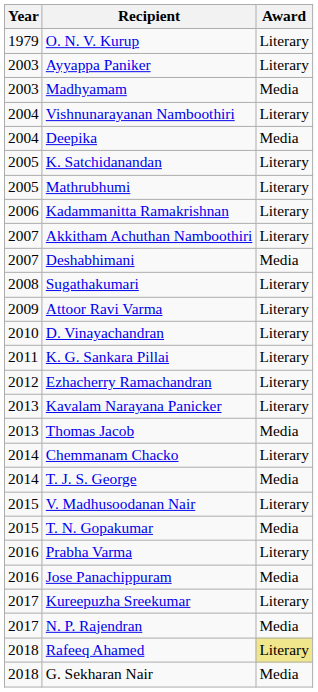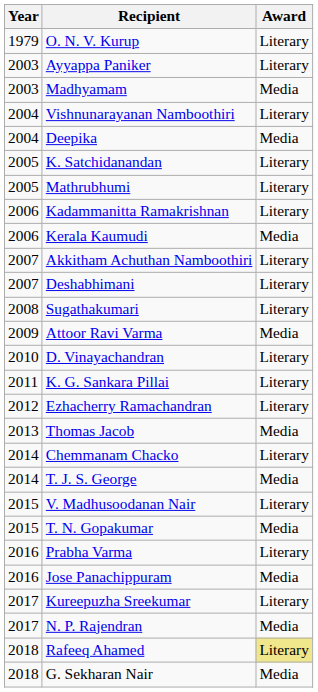+ row: (97, 235)
(279, 260) Media -> (284, 284) Literary
(284, 308) Literary -> (279, 333) Media
- row: (134, 406)
